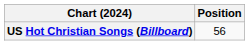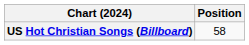(220, 31) 56 -> (220, 31) 58
